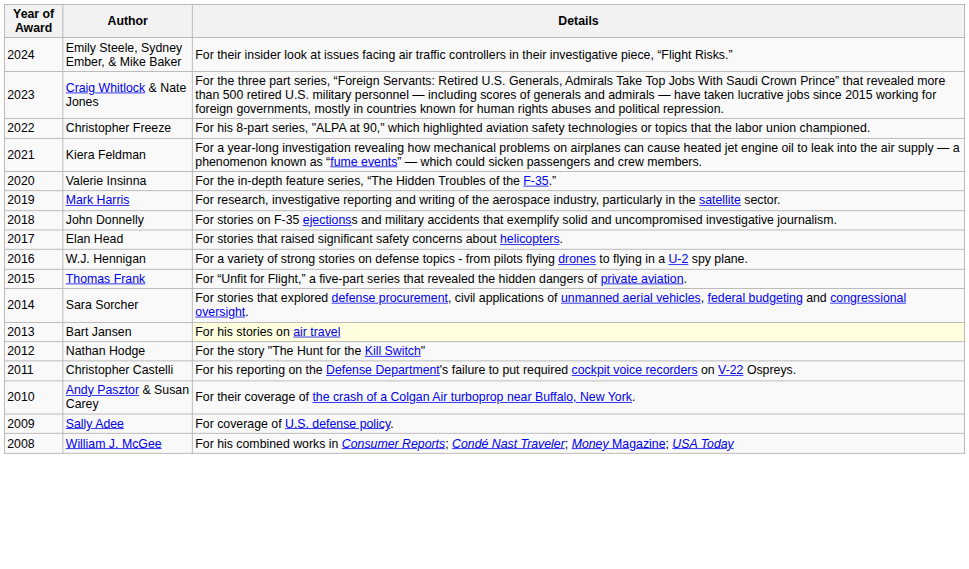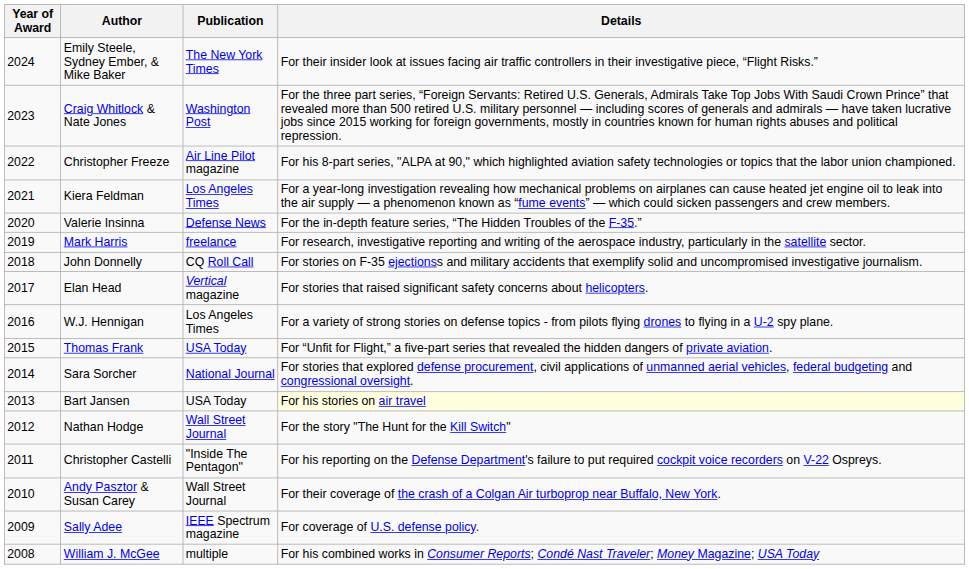+ column: (230, 21)
